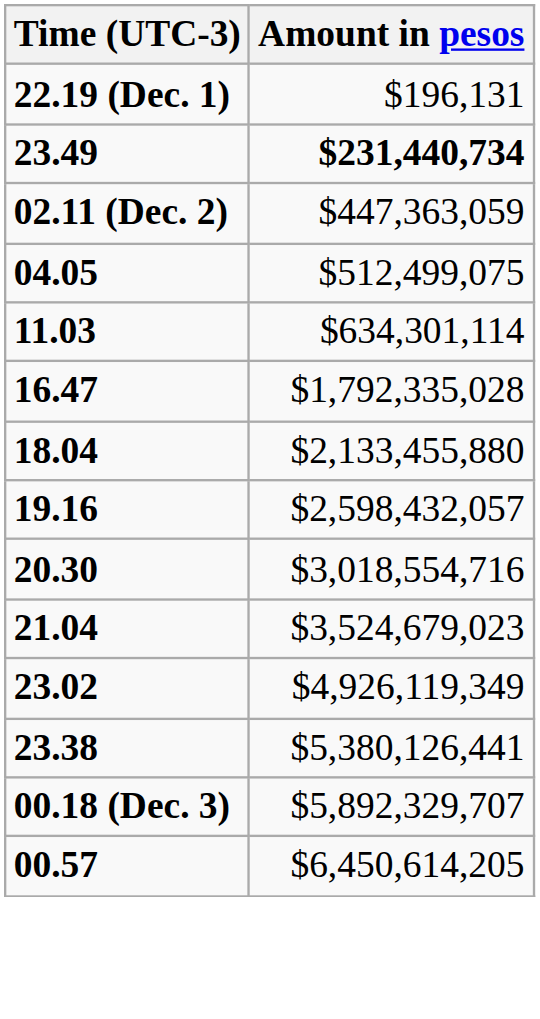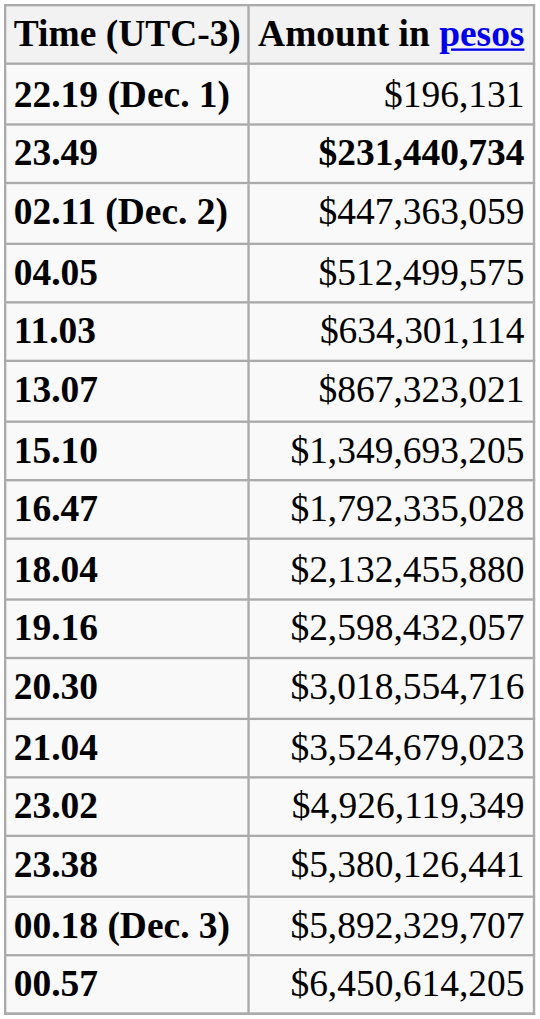(421, 271) $512,499,075 -> (421, 271) $512,499,575
+ row: (56, 390)
+ row: (56, 449)
(407, 449) $2,133,455,880 -> (407, 568) $2,132,455,880
